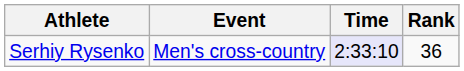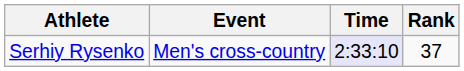(431, 51) 36 -> (431, 51) 37
